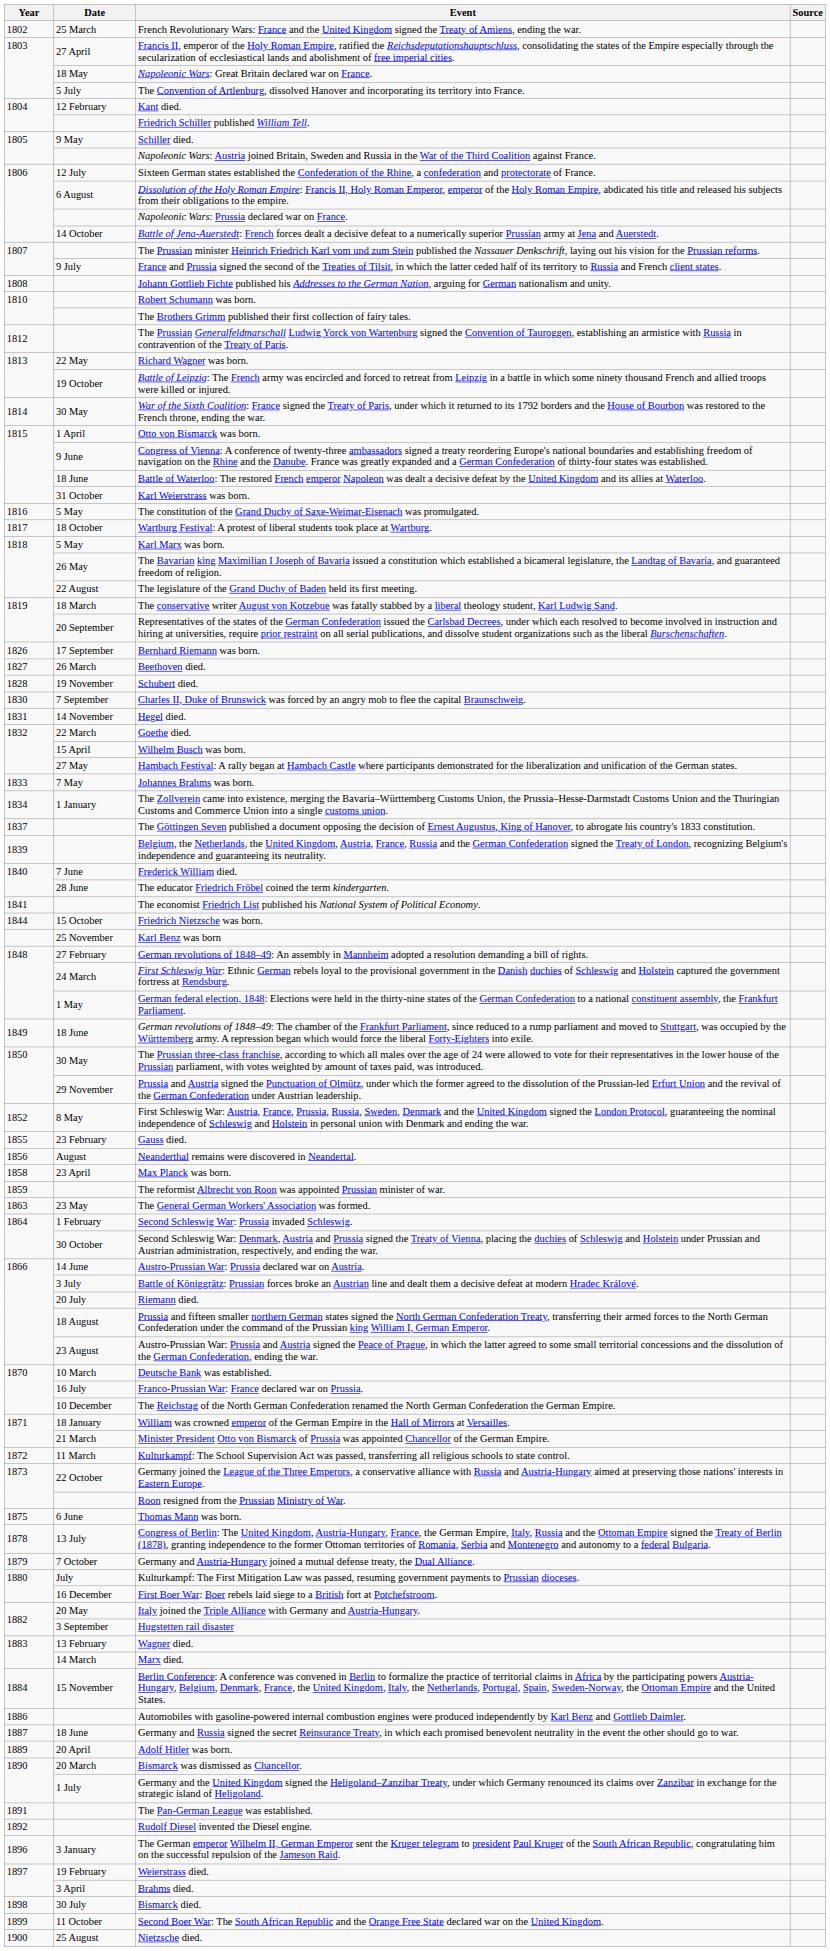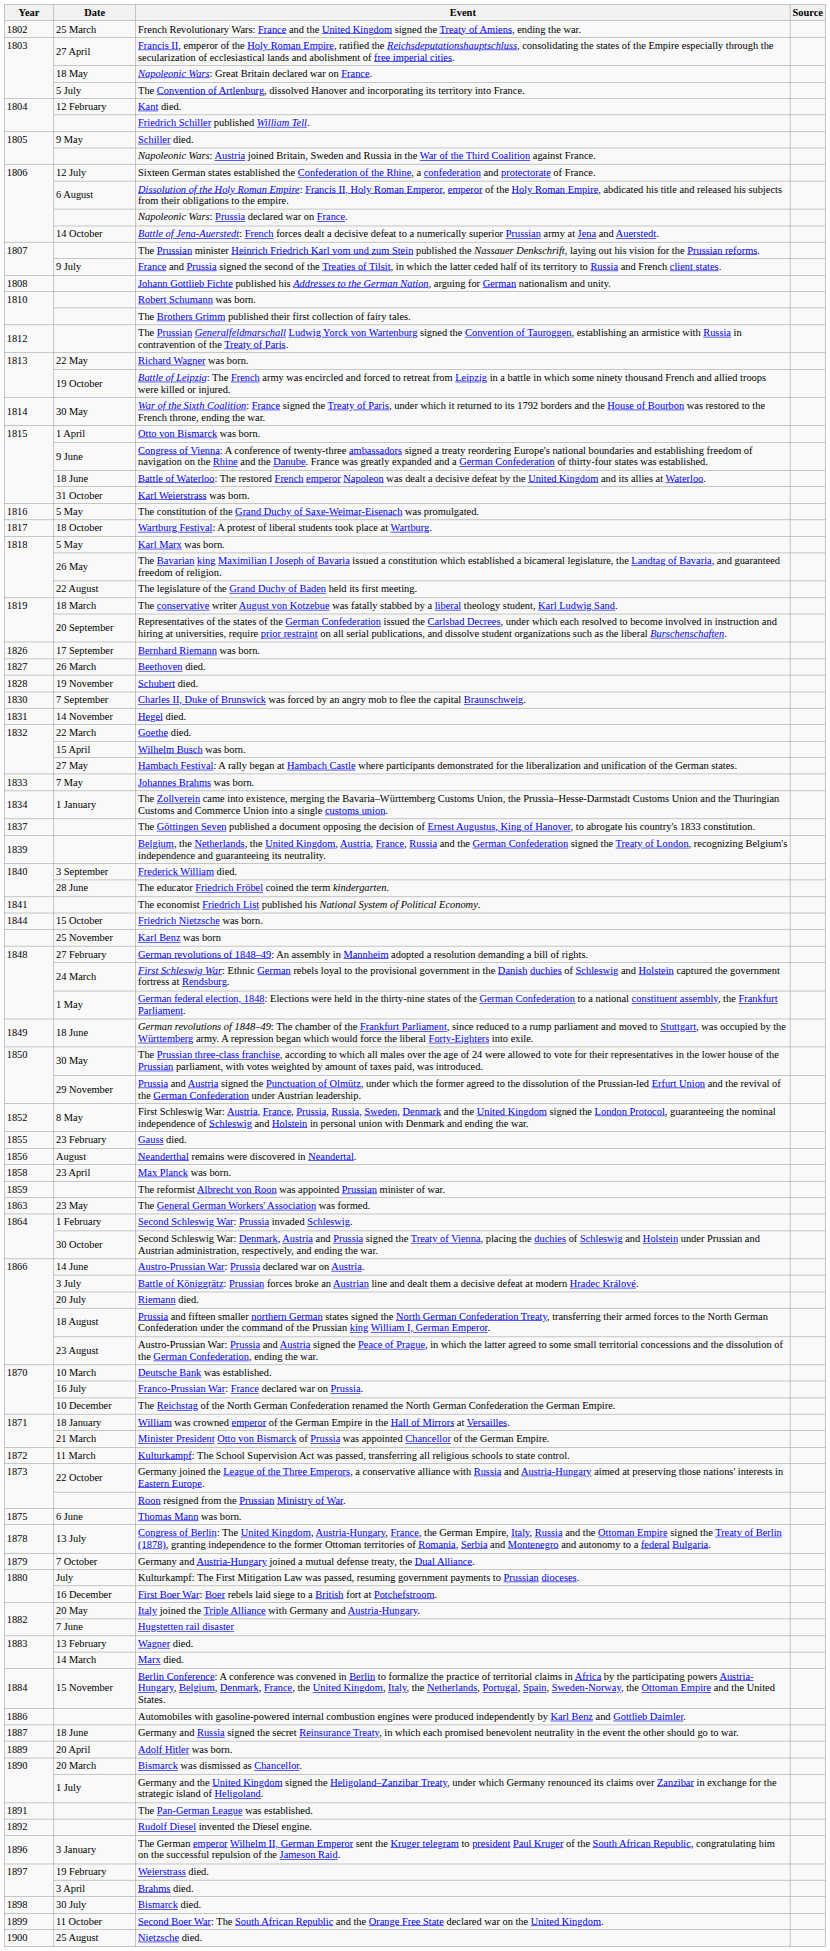(69, 871) 7 June -> (82, 871) 3 September
(82, 1627) 3 September -> (69, 1627) 7 June
